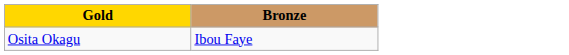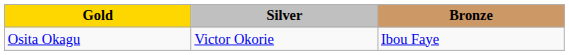+ column: (284, 15)
